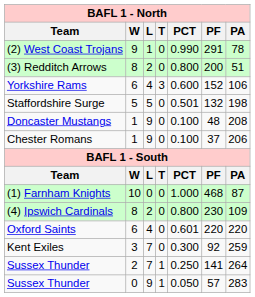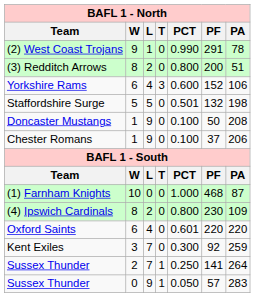(214, 121) 48 -> (214, 121) 50
